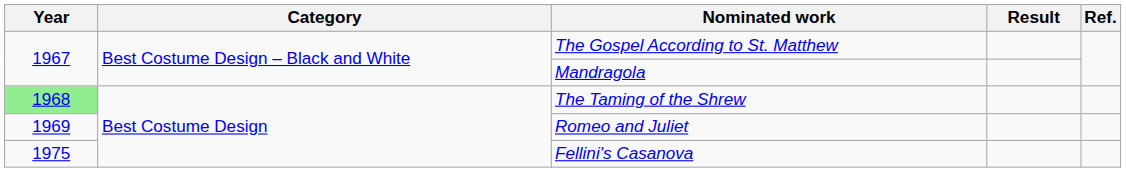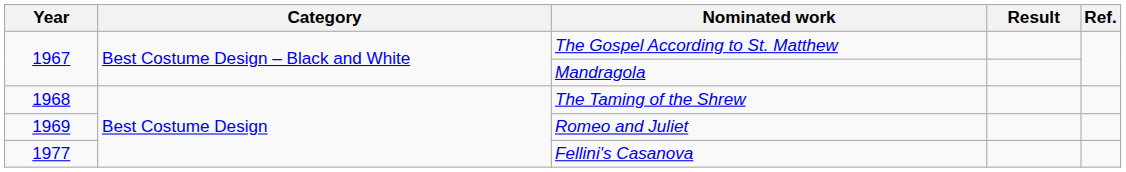(51, 99) lightgreen background -> (51, 99) no background
(51, 153) 1975 -> (51, 153) 1977
